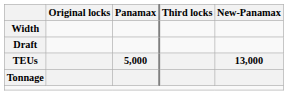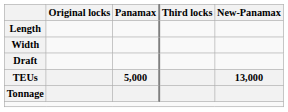+ row: (25, 28)
